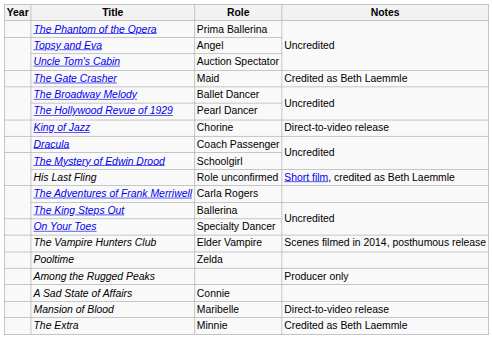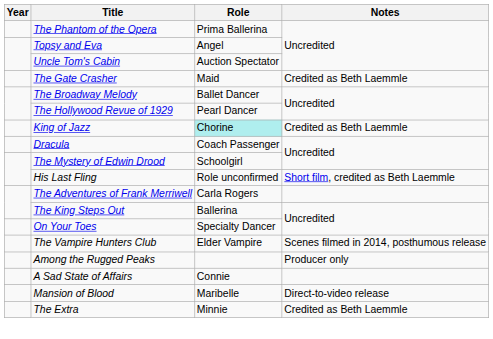(215, 128) no background -> (215, 128) paleturquoise background
(337, 128) Direct-to-video release -> (346, 128) Credited as Beth Laemmle
- row: (54, 260)
